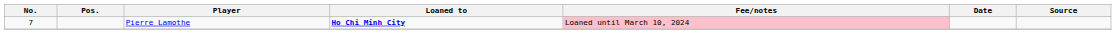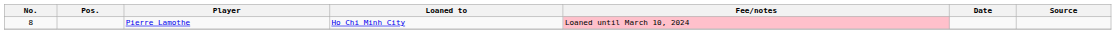(31, 23) 7 -> (31, 23) 8
(368, 23) bold -> (368, 23) normal
